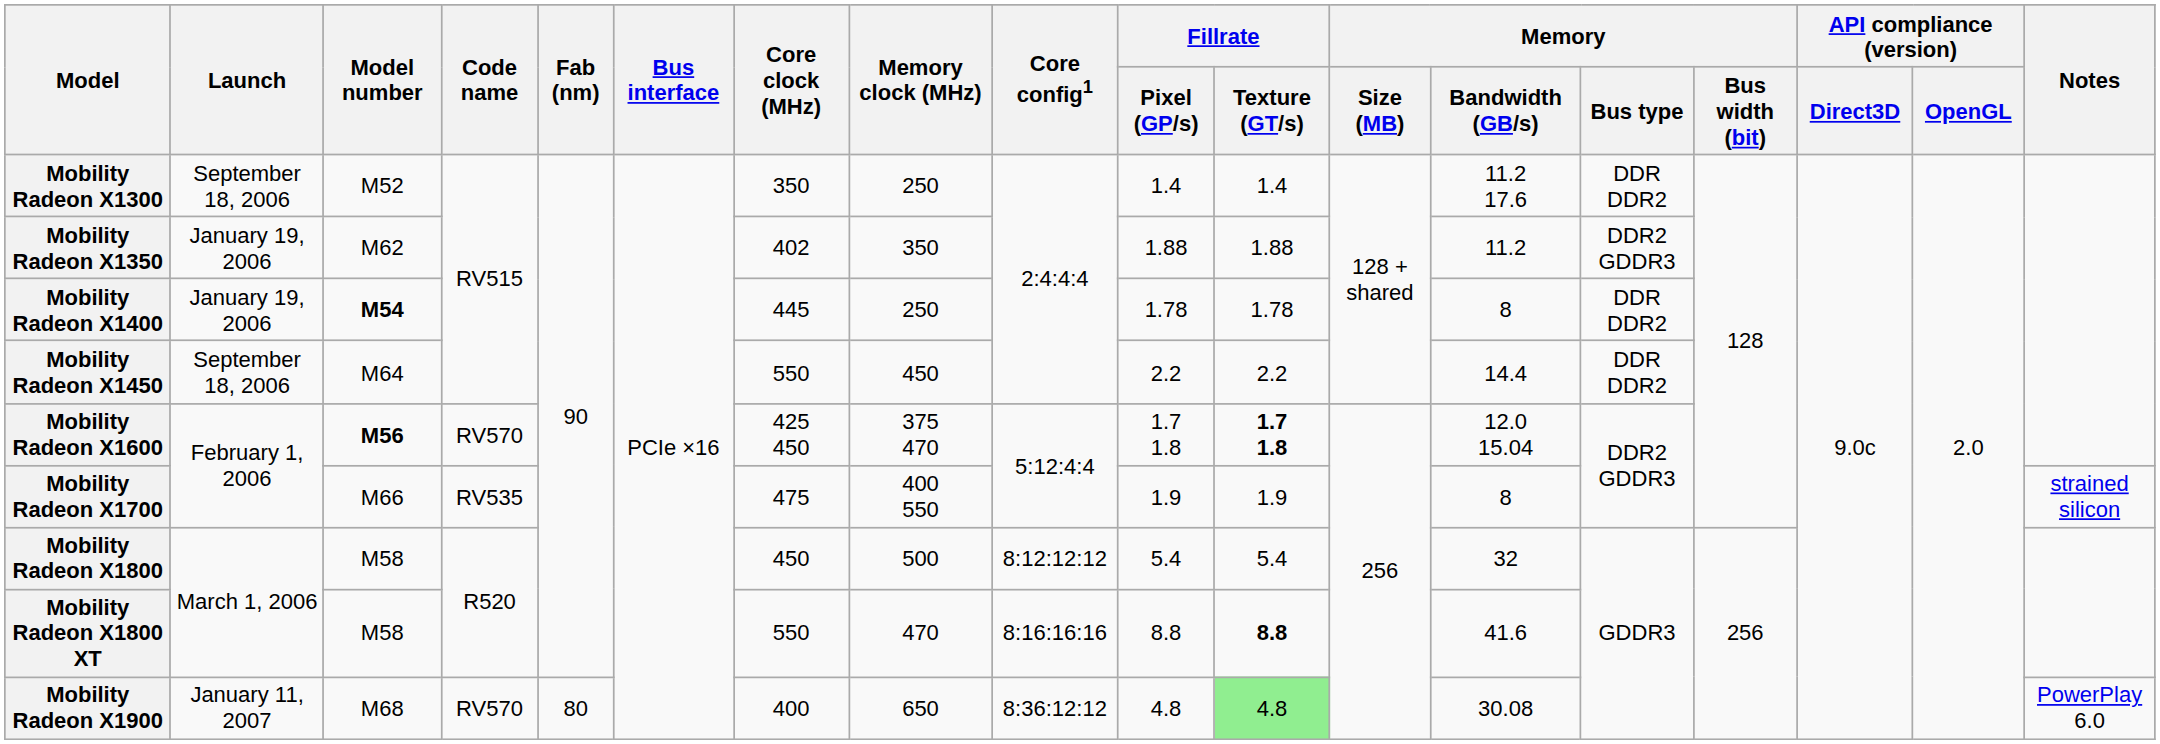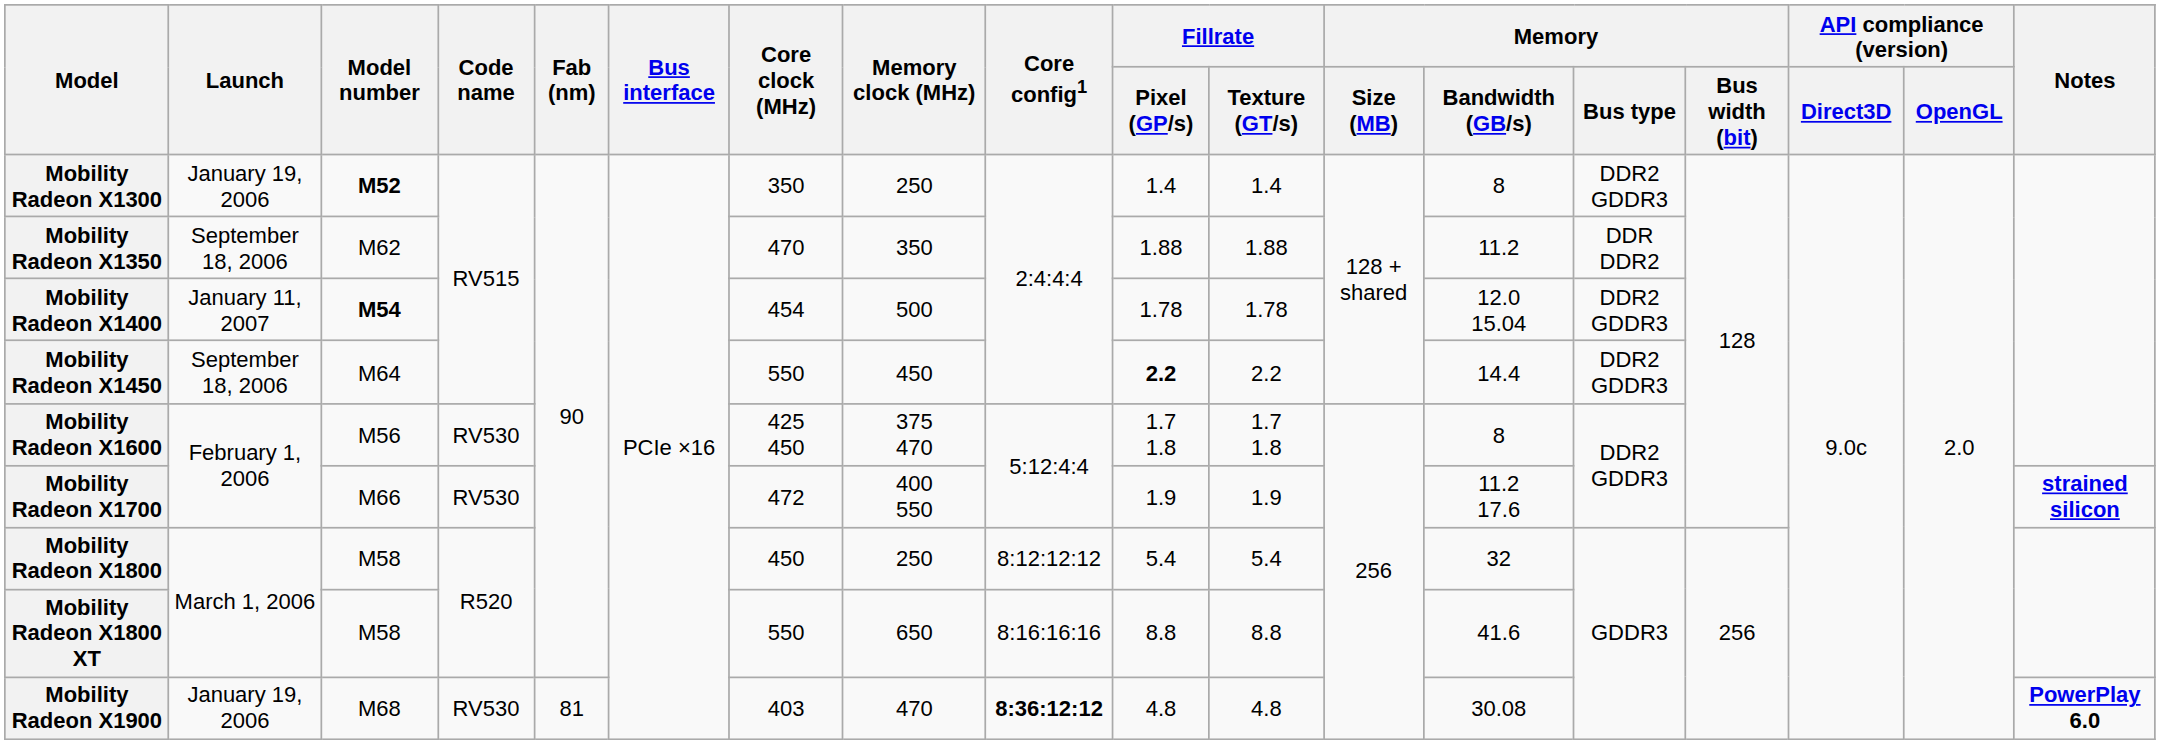(247, 186) September 18, 2006 -> (245, 186) January 19, 2006
(382, 186) normal -> (379, 186) bold
(1506, 186) 11.2 17.6 -> (1499, 186) 8
(1637, 186) DDR DDR2 -> (1630, 186) DDR2 GDDR3
(247, 248) January 19, 2006 -> (245, 248) September 18, 2006
(791, 248) 402 -> (786, 248) 470
(1637, 248) DDR2 GDDR3 -> (1630, 248) DDR DDR2
(247, 310) January 19, 2006 -> (245, 310) January 11, 2007
(791, 310) 445 -> (786, 310) 454
(921, 310) 250 -> (914, 310) 500
(1506, 310) 8 -> (1499, 310) 12.0 15.04
(1637, 310) DDR DDR2 -> (1630, 310) DDR2 GDDR3
(1166, 372) normal -> (1161, 372) bold
(1637, 372) DDR DDR2 -> (1630, 372) DDR2 GDDR3
(382, 434) bold -> (379, 434) normal
(490, 434) RV570 -> (486, 434) RV530
(1272, 434) bold -> (1266, 434) normal
(1506, 434) 12.0 15.04 -> (1499, 434) 8
(490, 496) RV535 -> (486, 496) RV530
(791, 496) 475 -> (786, 496) 472
(1506, 496) 8 -> (1499, 496) 11.2 17.6
(2090, 496) normal -> (2085, 496) bold
(921, 558) 500 -> (914, 558) 250
(921, 633) 470 -> (914, 633) 650
(1272, 633) bold -> (1266, 633) normal
(247, 708) January 11, 2007 -> (245, 708) January 19, 2006
(490, 708) RV570 -> (486, 708) RV530
(576, 708) 80 -> (572, 708) 81
(791, 708) 400 -> (786, 708) 403
(921, 708) 650 -> (914, 708) 470
(1055, 708) normal -> (1049, 708) bold
(1272, 708) lightgreen background -> (1266, 708) no background
(2090, 708) normal -> (2085, 708) bold
